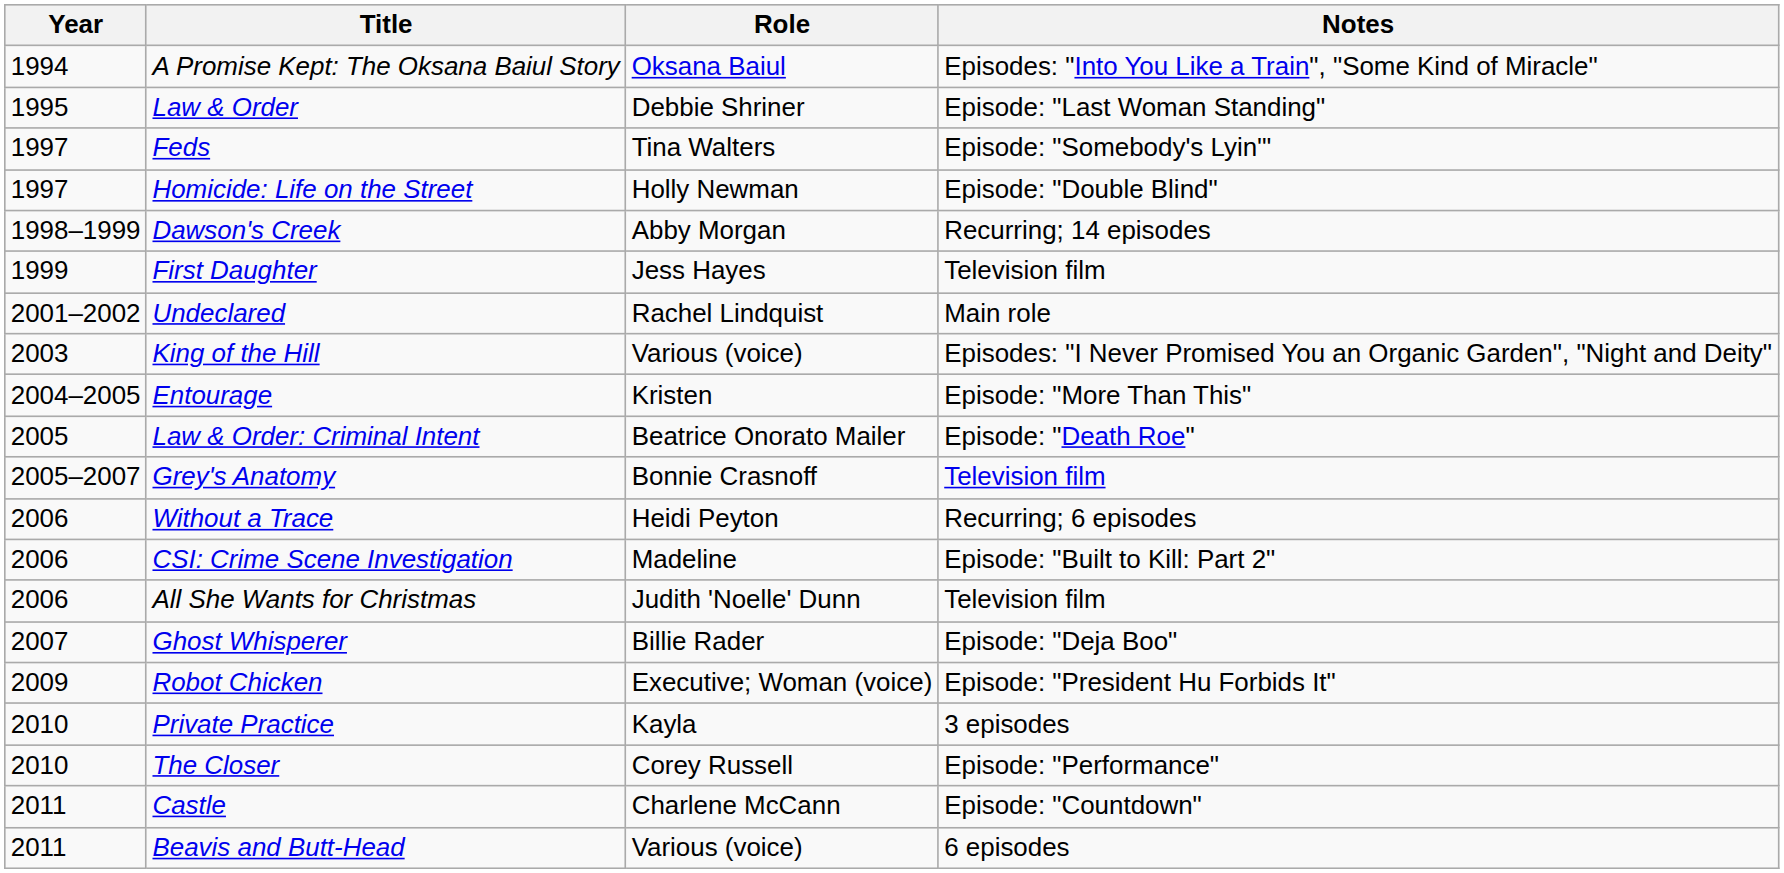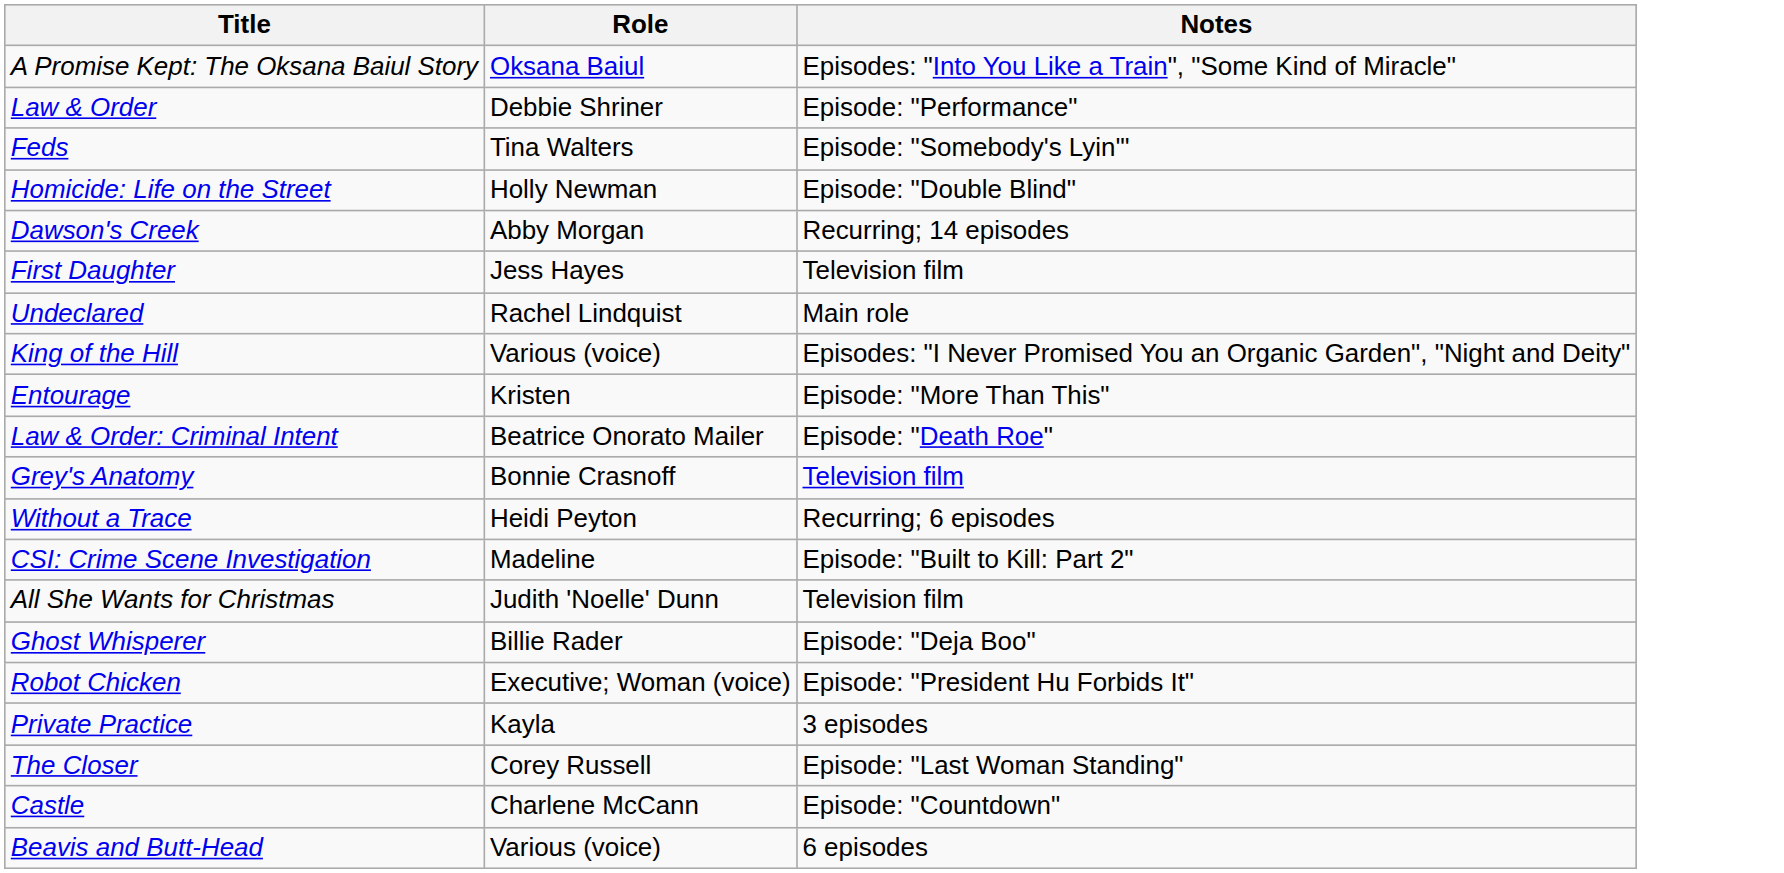- column: (76, 25)
(1135, 107) Episode: "Last Woman Standing" -> (940, 107) Episode: "Performance"
(1082, 764) Episode: "Performance" -> (993, 764) Episode: "Last Woman Standing"
